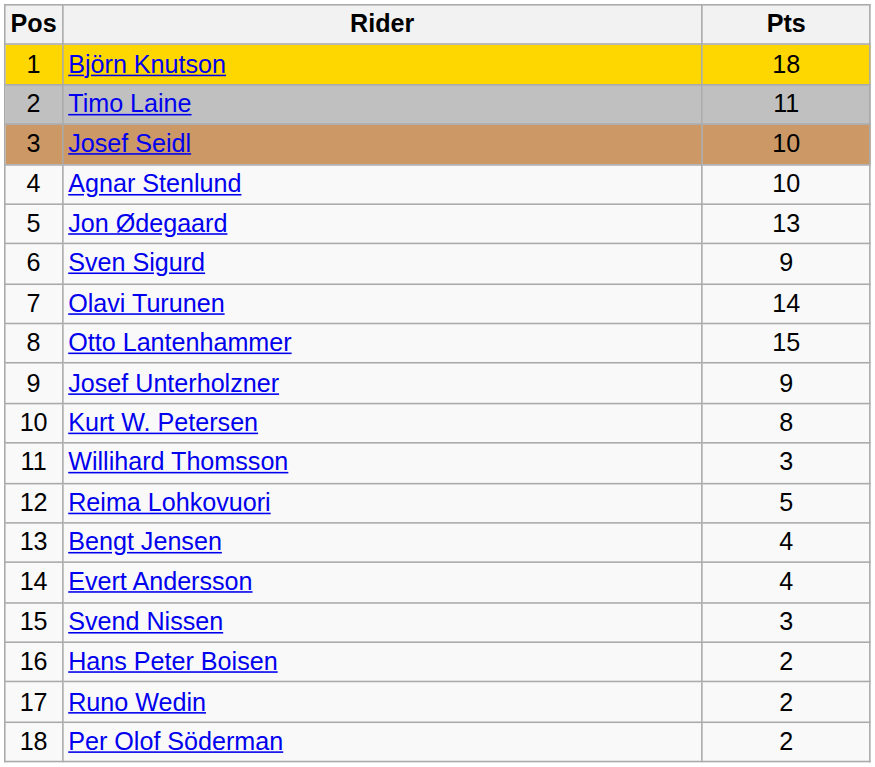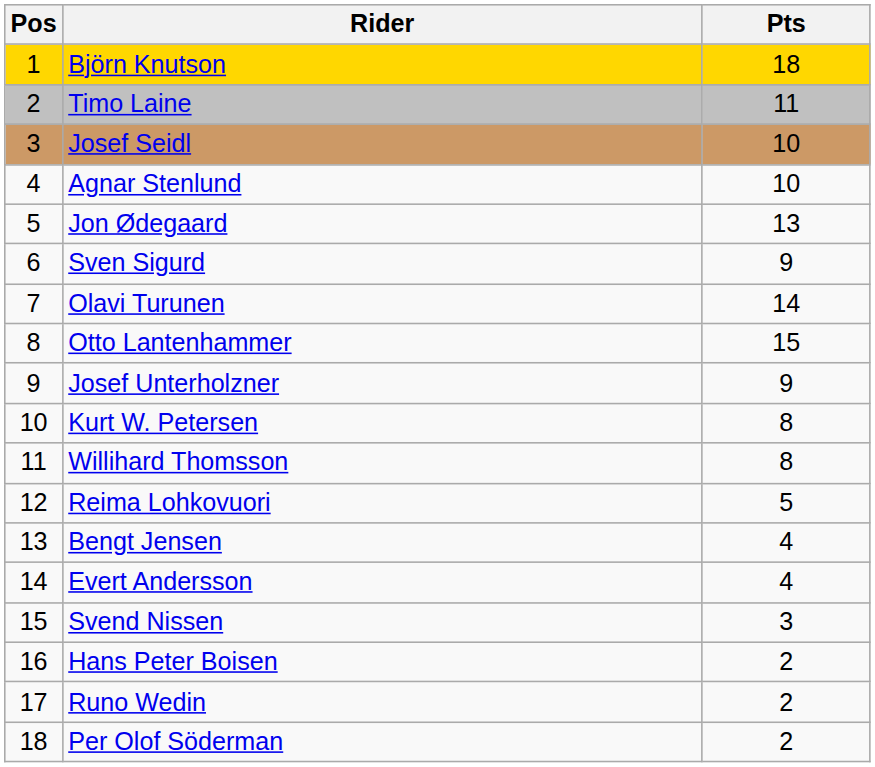(786, 462) 3 -> (786, 462) 8
